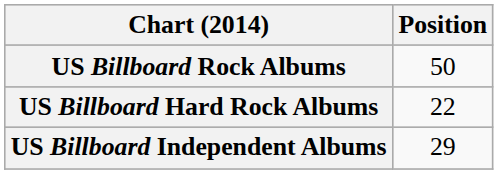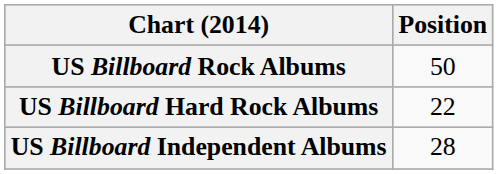(443, 147) 29 -> (443, 147) 28
